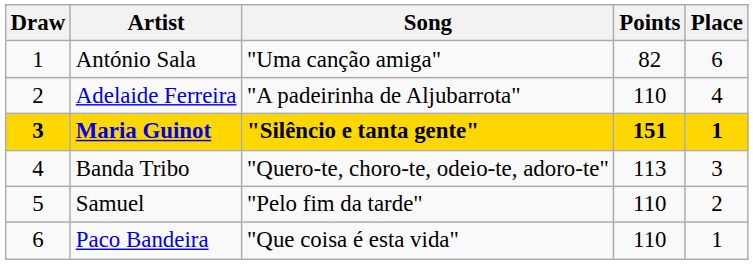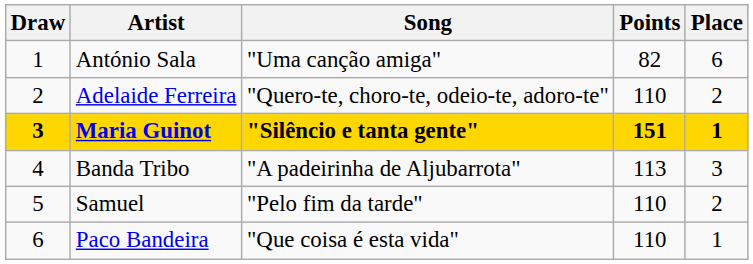(384, 95) "A padeirinha de Aljubarrota" -> (428, 95) "Quero-te, choro-te, odeio-te, adoro-te"
(717, 95) 4 -> (717, 95) 2
(428, 167) "Quero-te, choro-te, odeio-te, adoro-te" -> (384, 167) "A padeirinha de Aljubarrota"
